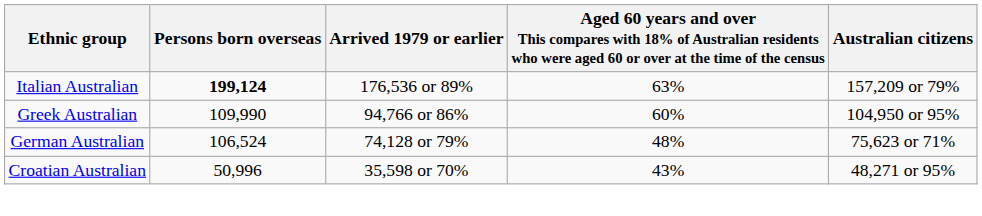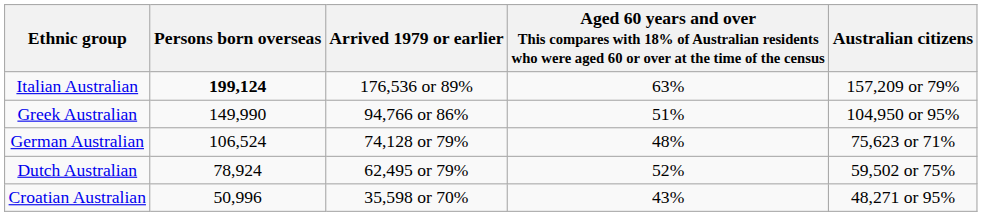(238, 113) 109,990 -> (238, 113) 149,990
(668, 113) 60% -> (668, 113) 51%
+ row: (77, 169)
